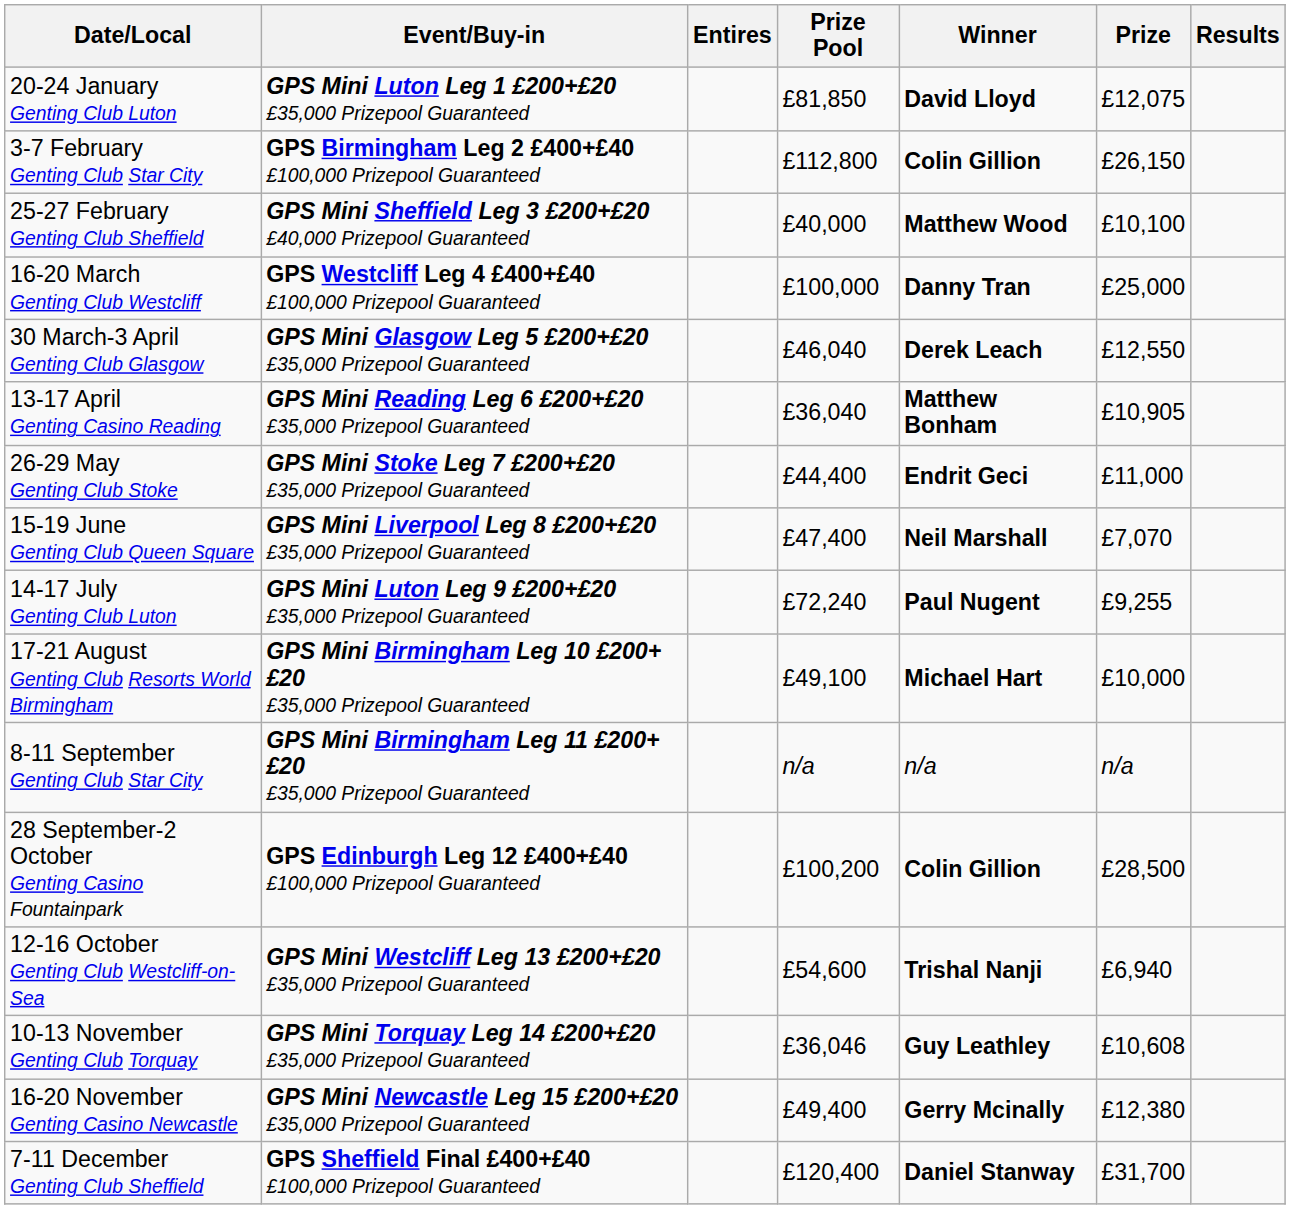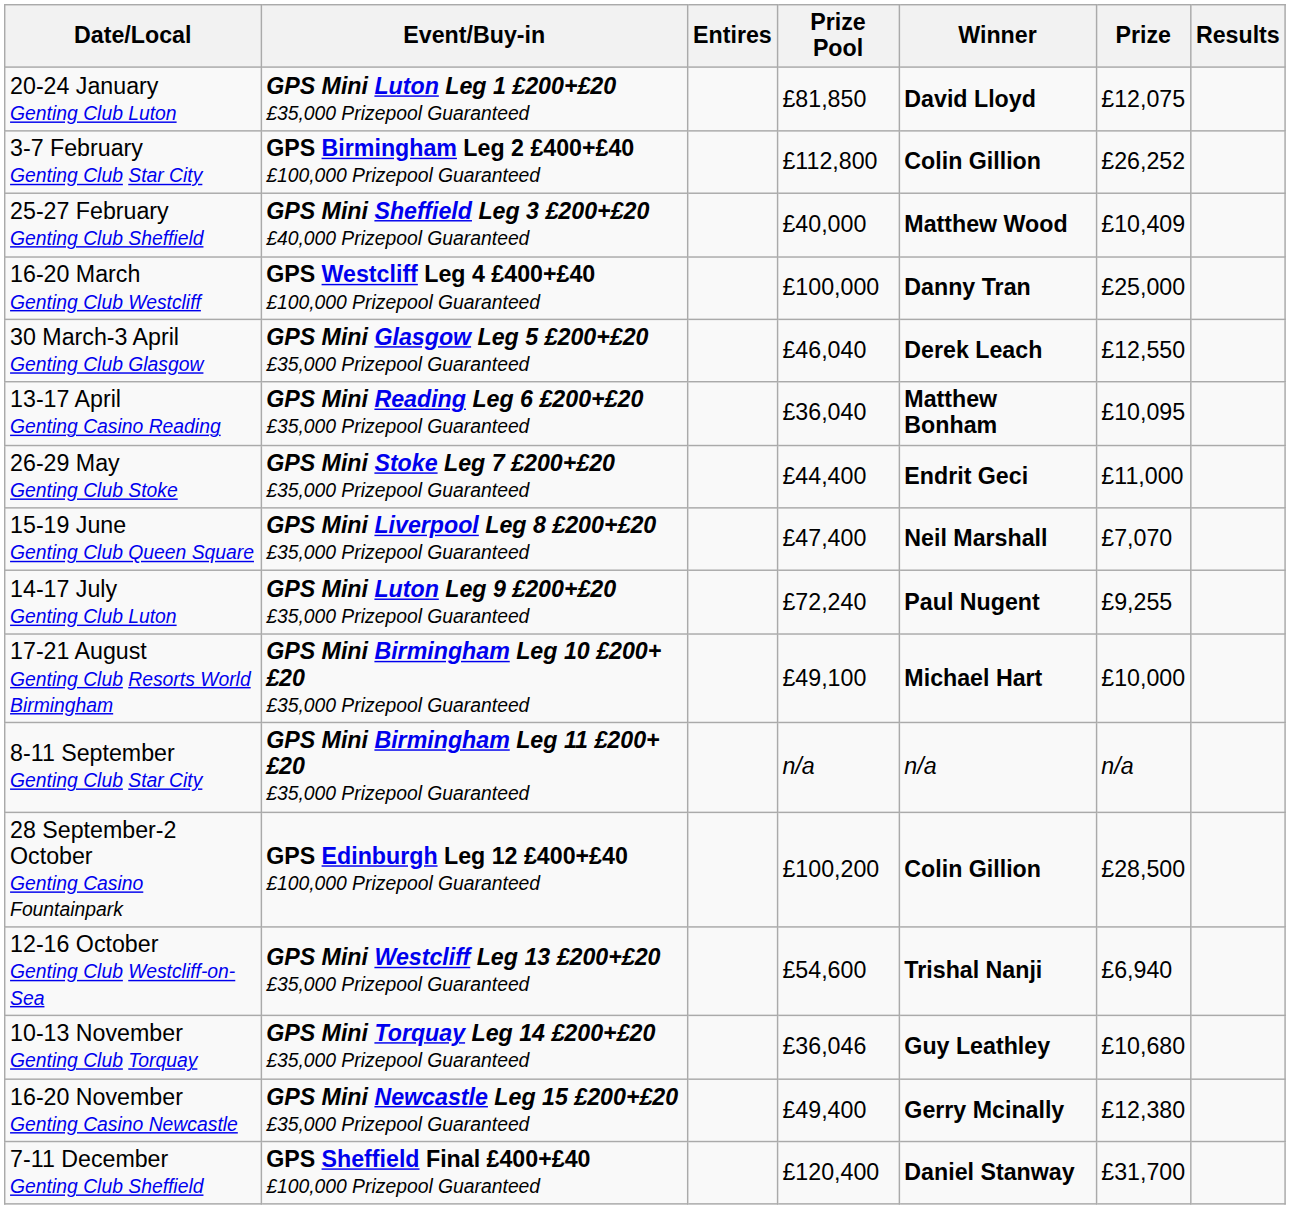(1143, 161) £26,150 -> (1143, 161) £26,252
(1143, 224) £10,100 -> (1143, 224) £10,409
(1143, 413) £10,905 -> (1143, 413) £10,095
(1143, 1046) £10,608 -> (1143, 1046) £10,680
